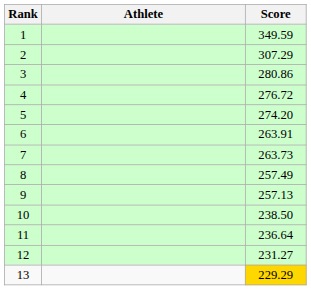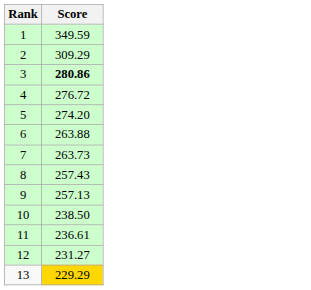- column: (143, 14)
(276, 54) 307.29 -> (72, 54) 309.29
(276, 74) normal -> (72, 74) bold
(276, 134) 263.91 -> (72, 134) 263.88
(276, 174) 257.49 -> (72, 174) 257.43
(276, 235) 236.64 -> (72, 235) 236.61
